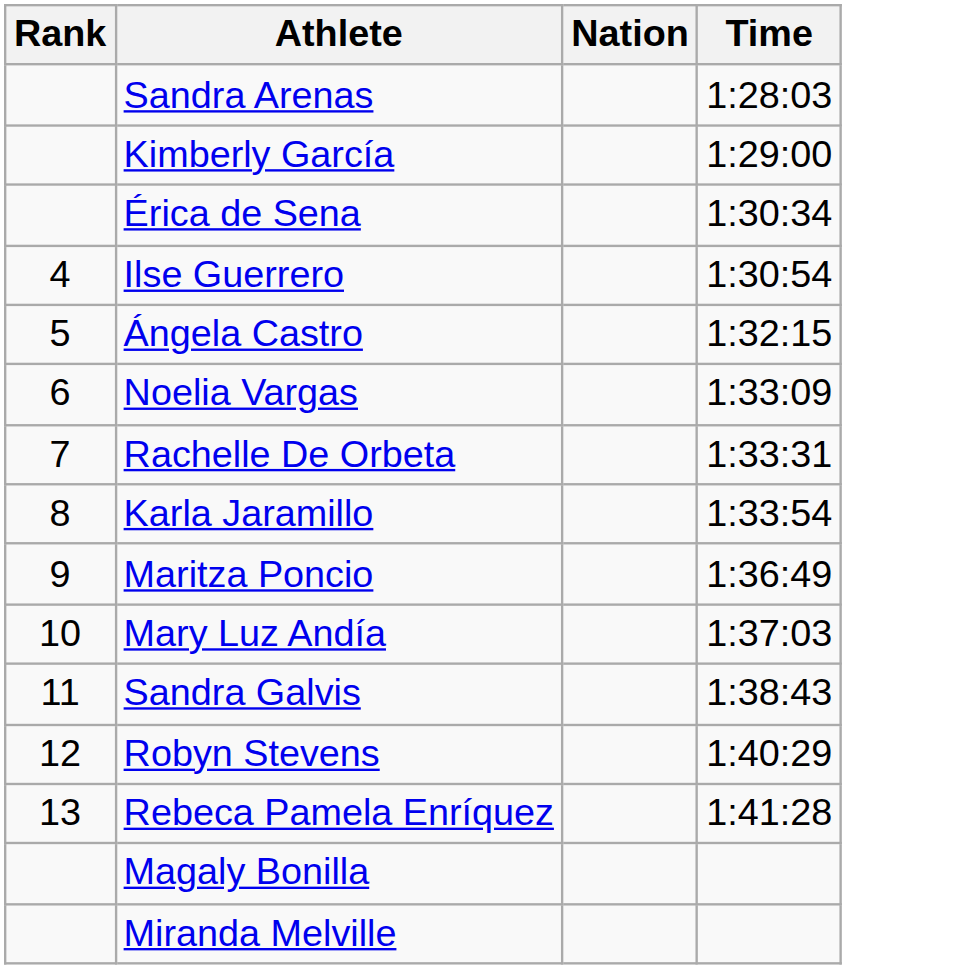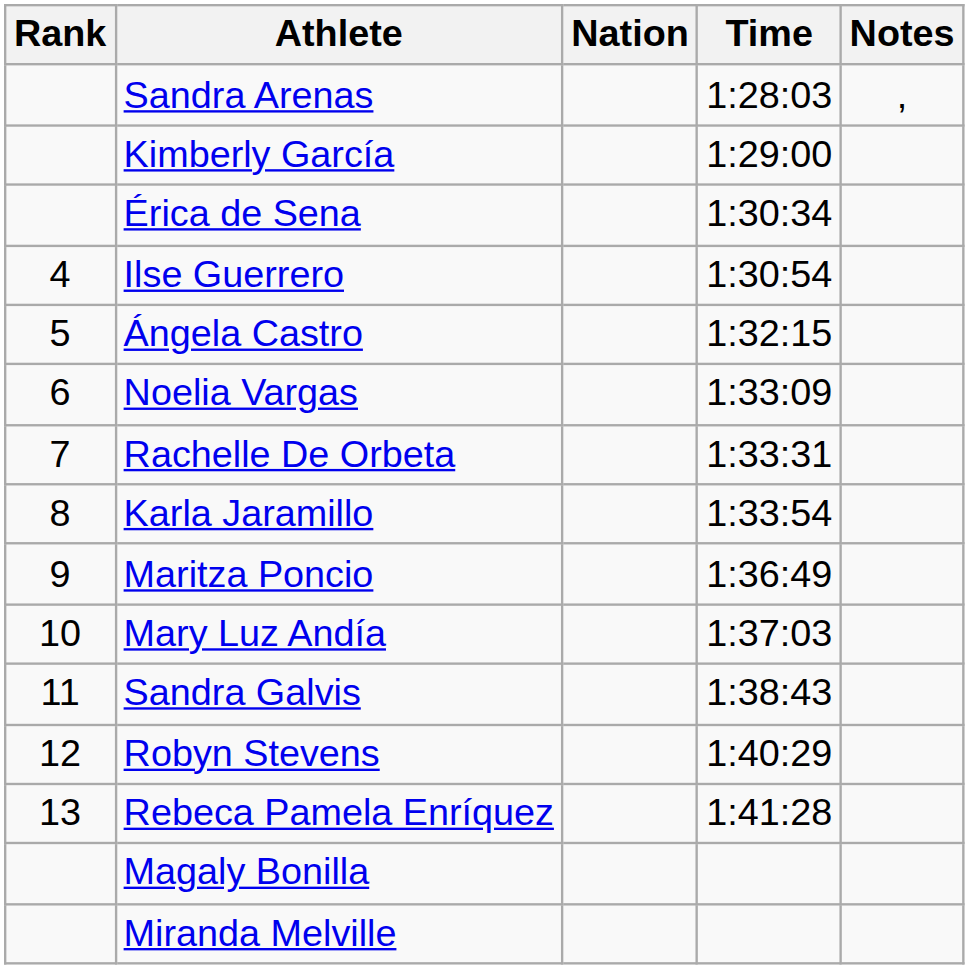+ column: (902, 34)
